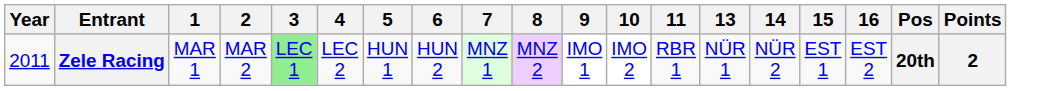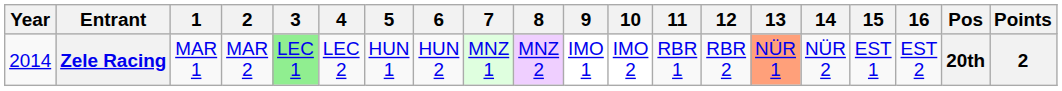+ column: (726, 19)
(29, 59) 2011 -> (30, 59) 2014
(725, 59) no background -> (776, 59) lightsalmon background
